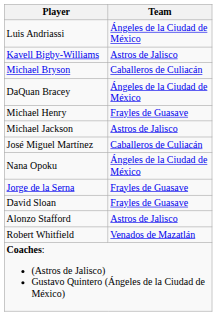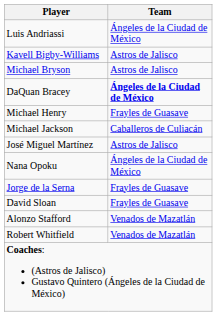(156, 70) Caballeros de Culiacán -> (144, 70) Astros de Jalisco
(159, 92) normal -> (155, 92) bold
(144, 129) Astros de Jalisco -> (156, 129) Caballeros de Culiacán
(156, 144) Caballeros de Culiacán -> (144, 144) Astros de Jalisco
(144, 218) Astros de Jalisco -> (153, 218) Venados de Mazatlán
